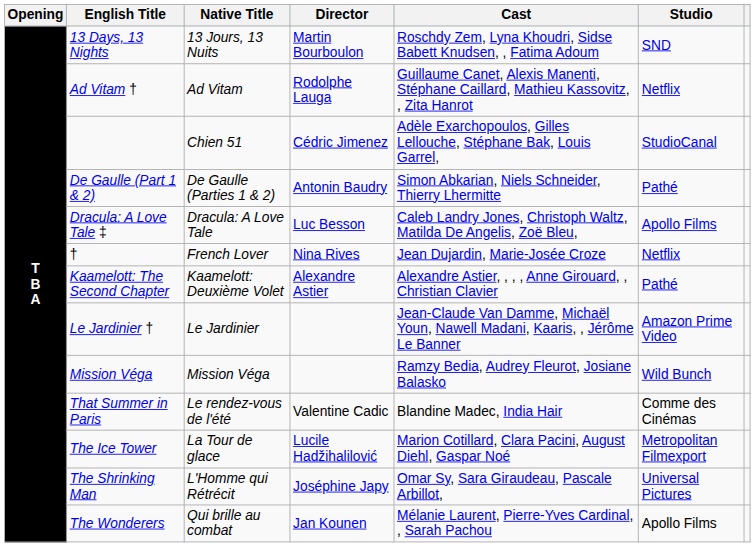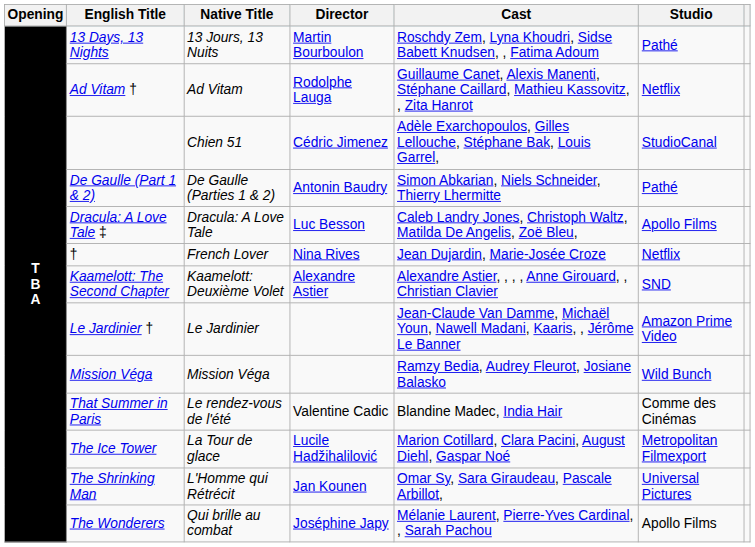(656, 44) SND -> (660, 44) Pathé
(660, 284) Pathé -> (656, 284) SND
(341, 486) Joséphine Japy -> (330, 486) Jan Kounen
(330, 523) Jan Kounen -> (341, 523) Joséphine Japy
